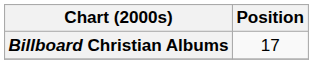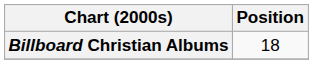(270, 45) 17 -> (270, 45) 18
